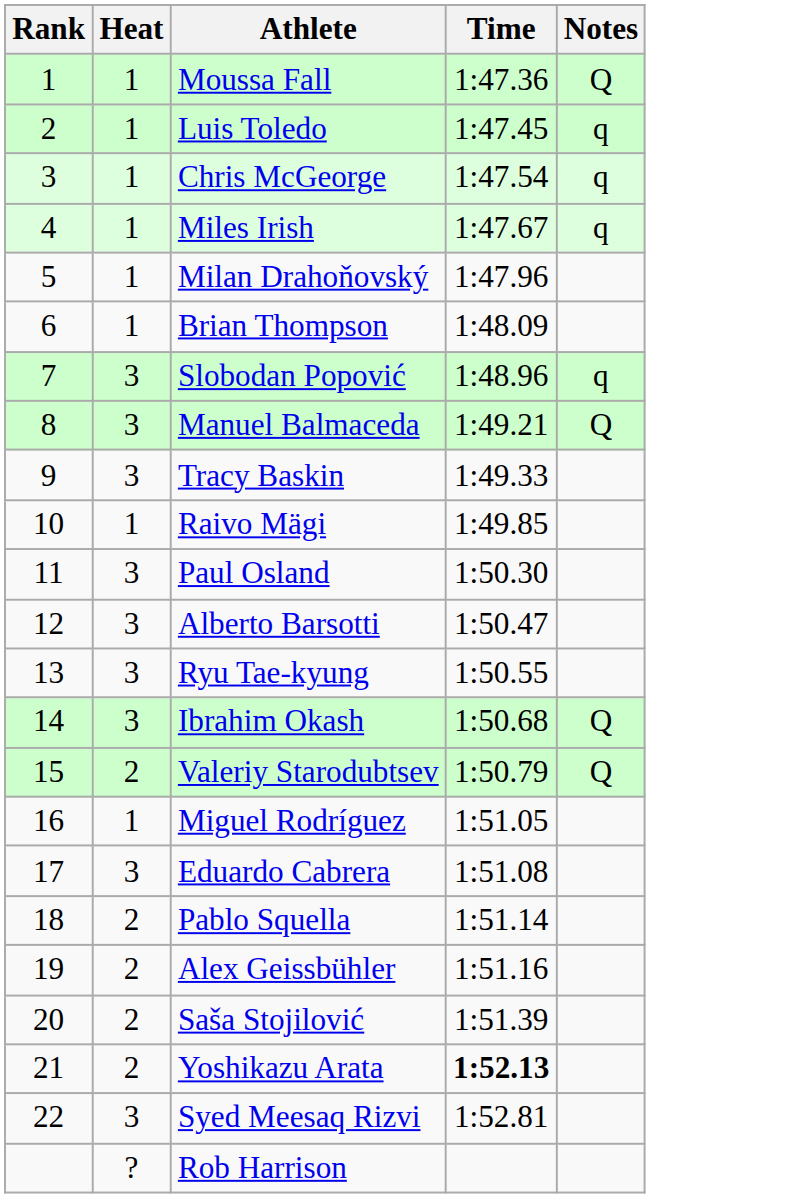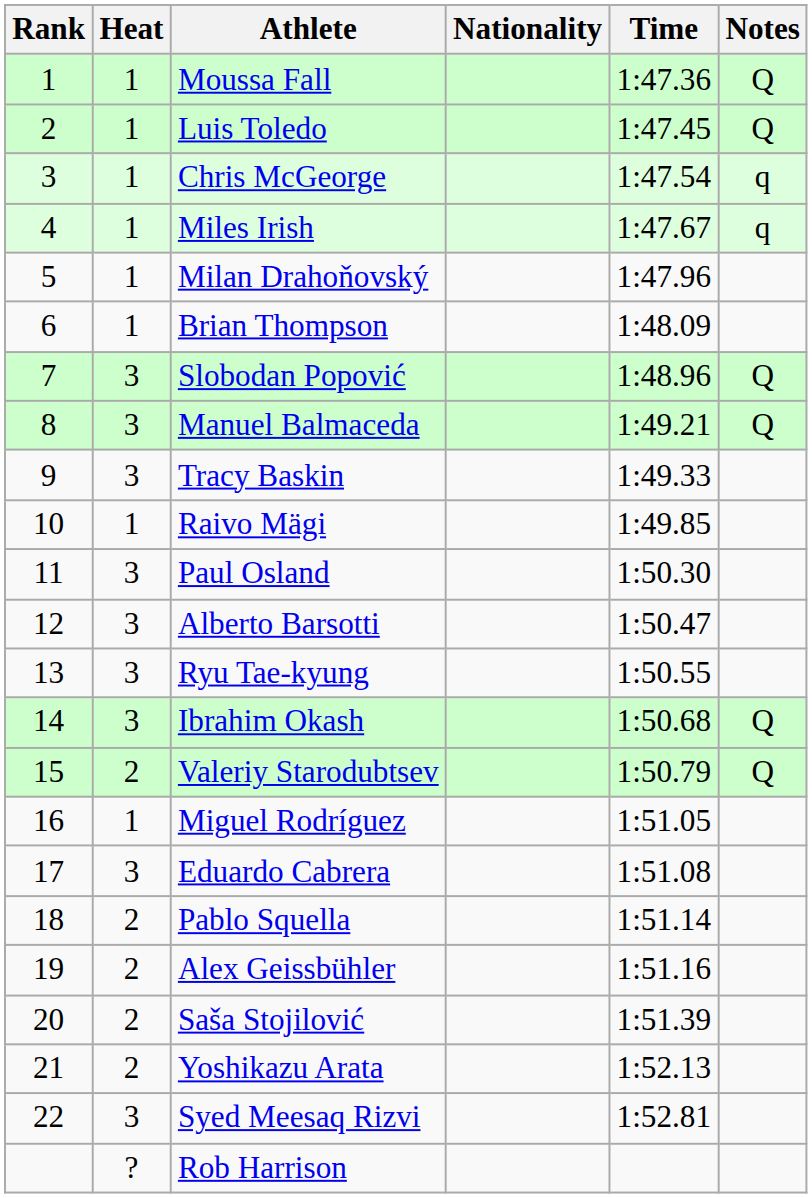+ column: (528, 29)
(601, 128) q -> (763, 128) Q
(601, 375) q -> (763, 375) Q
(501, 1068) bold -> (664, 1068) normal
